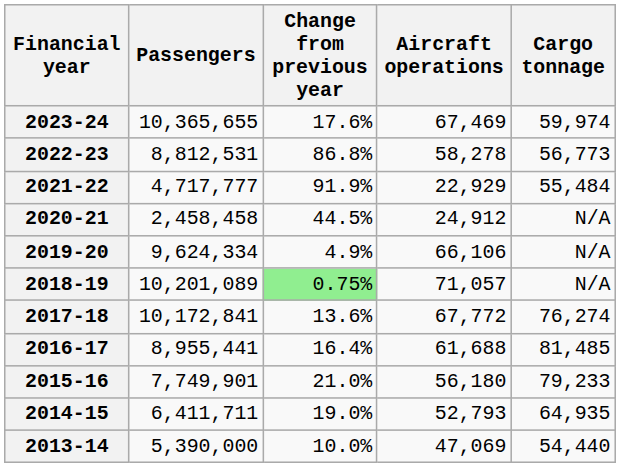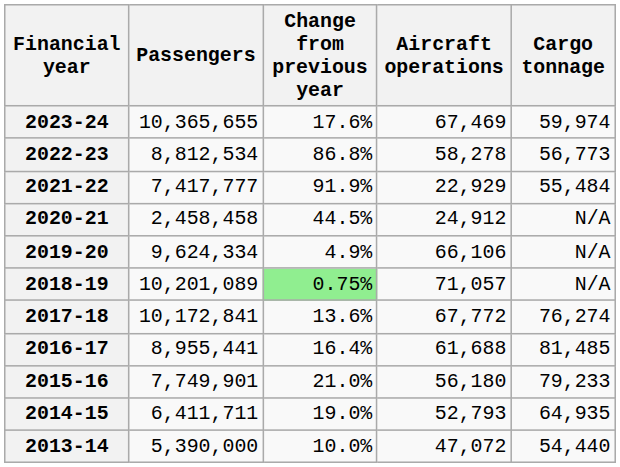(205, 155) 8,812,531 -> (205, 155) 8,812,534
(205, 187) 4,717,777 -> (205, 187) 7,417,777
(471, 446) 47,069 -> (471, 446) 47,072
